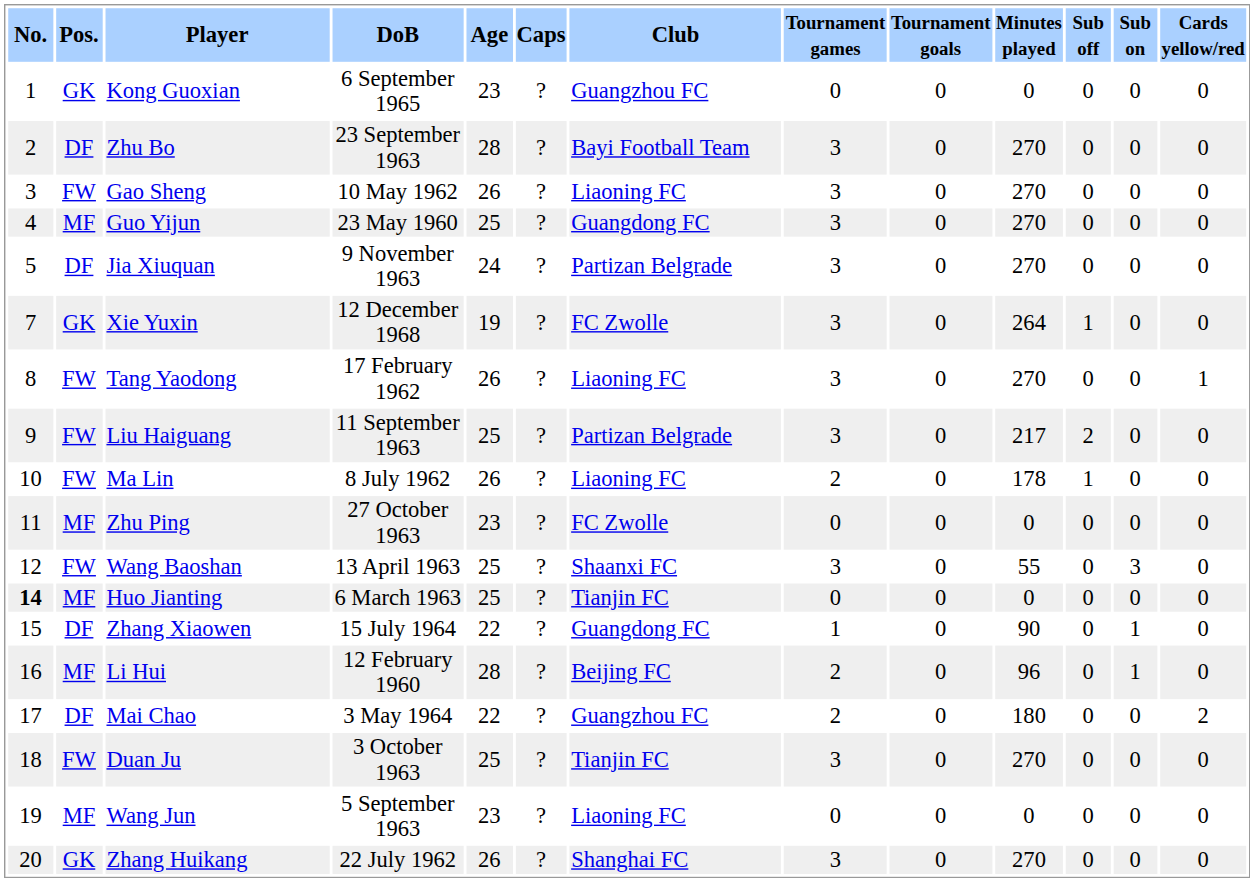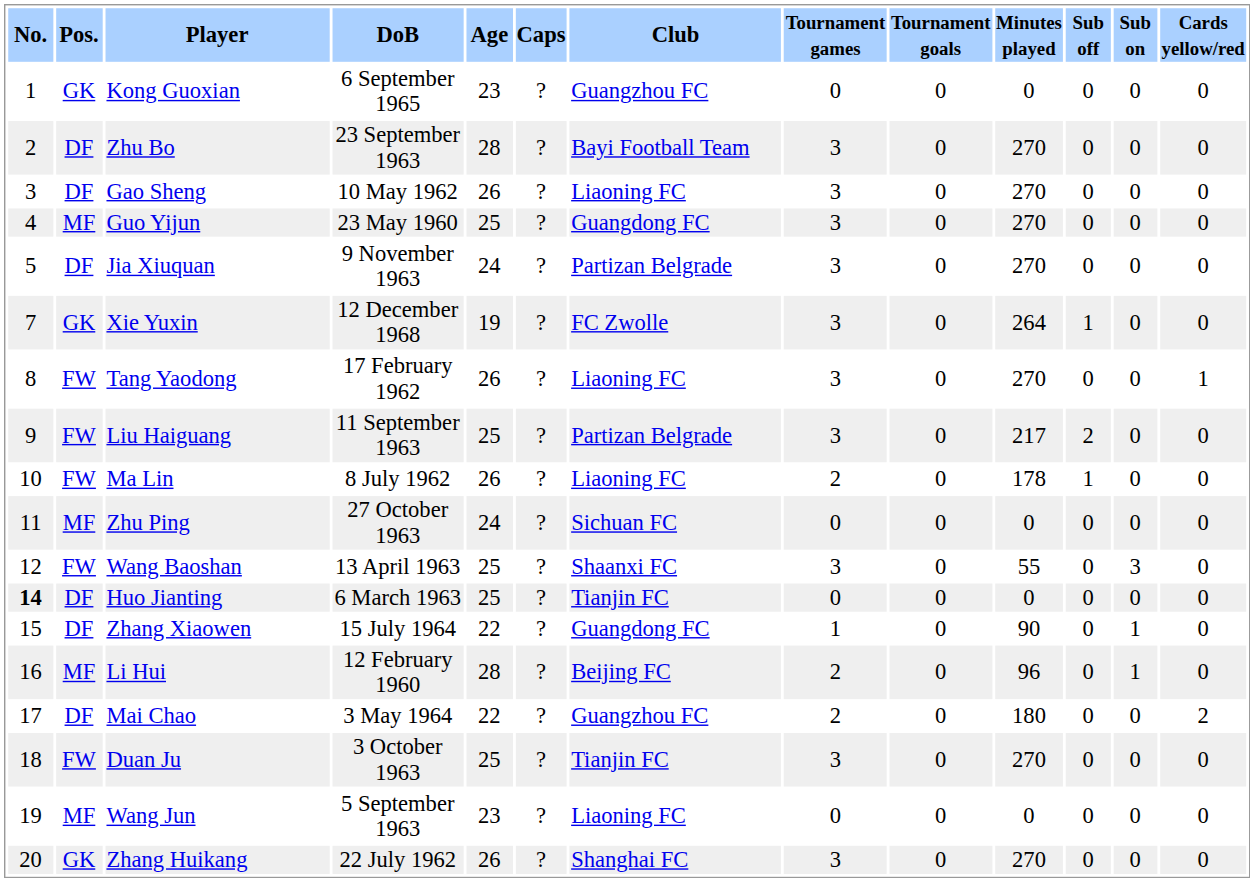(79, 191) FW -> (79, 191) DF
(489, 522) 23 -> (489, 522) 24
(620, 522) FC Zwolle -> (624, 522) Sichuan FC
(79, 597) MF -> (79, 597) DF
